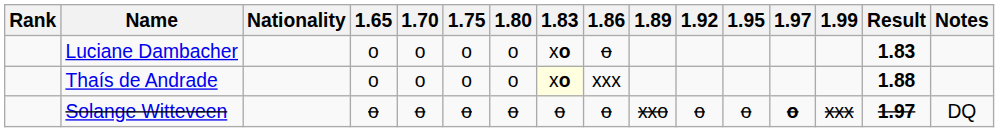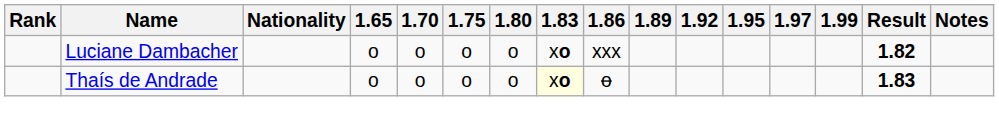(606, 51) o -> (606, 51) xxx
(897, 51) 1.83 -> (897, 51) 1.82
(606, 81) xxx -> (606, 81) o
(897, 81) 1.88 -> (897, 81) 1.83
- row: (146, 112)
